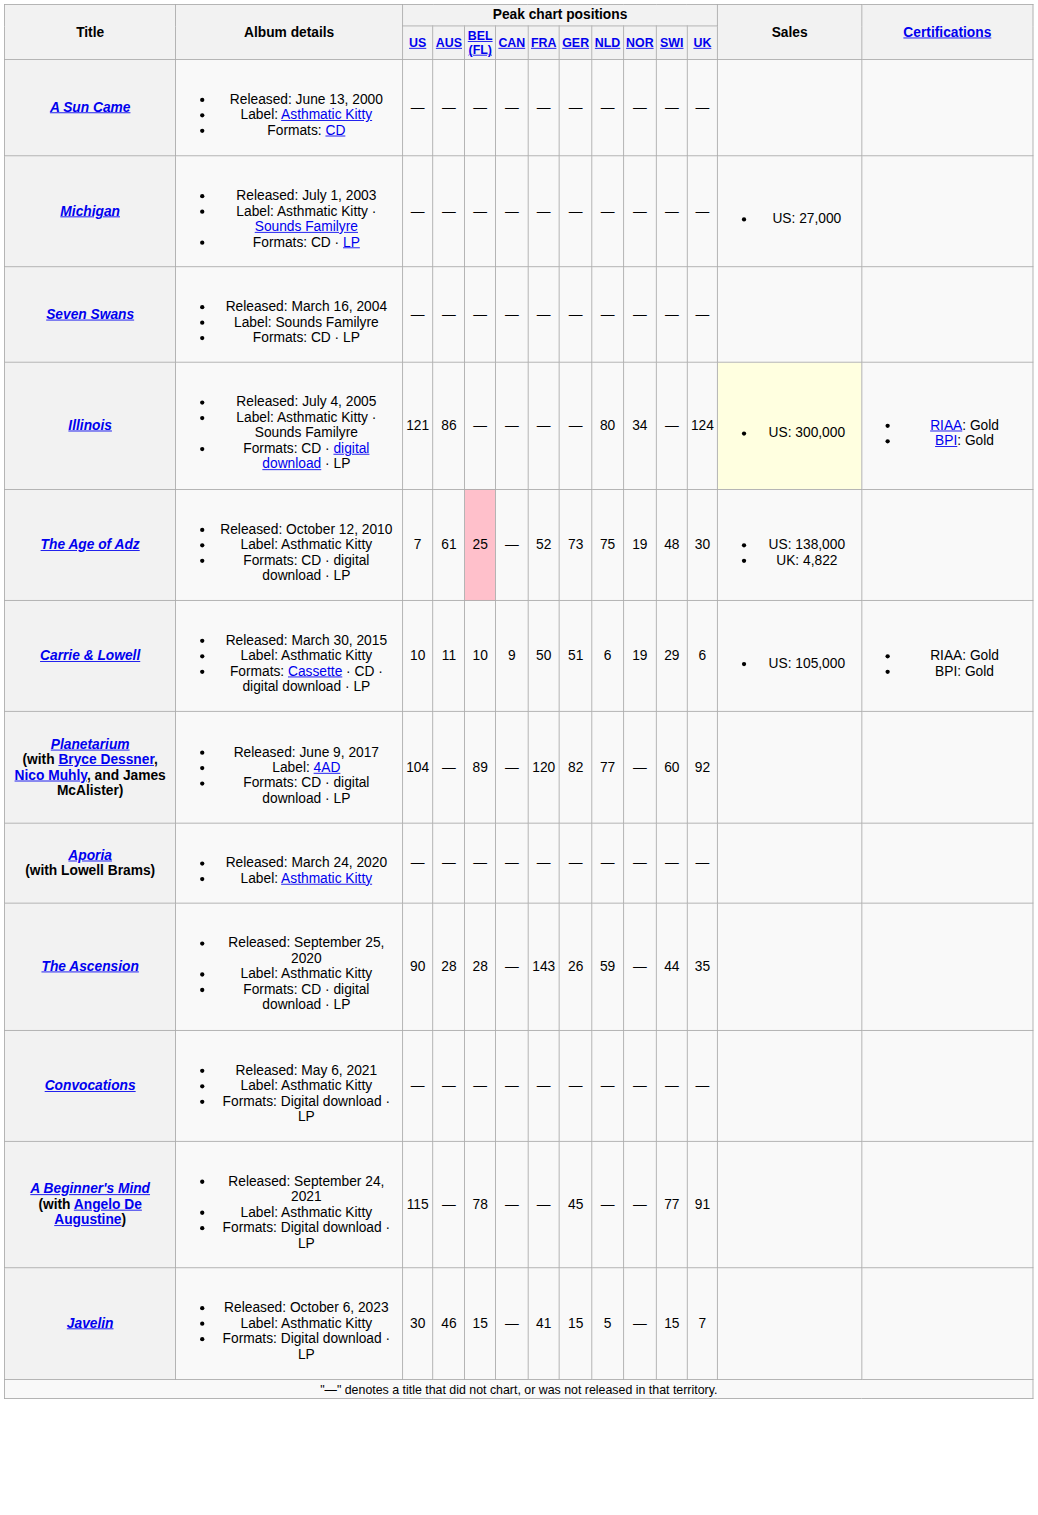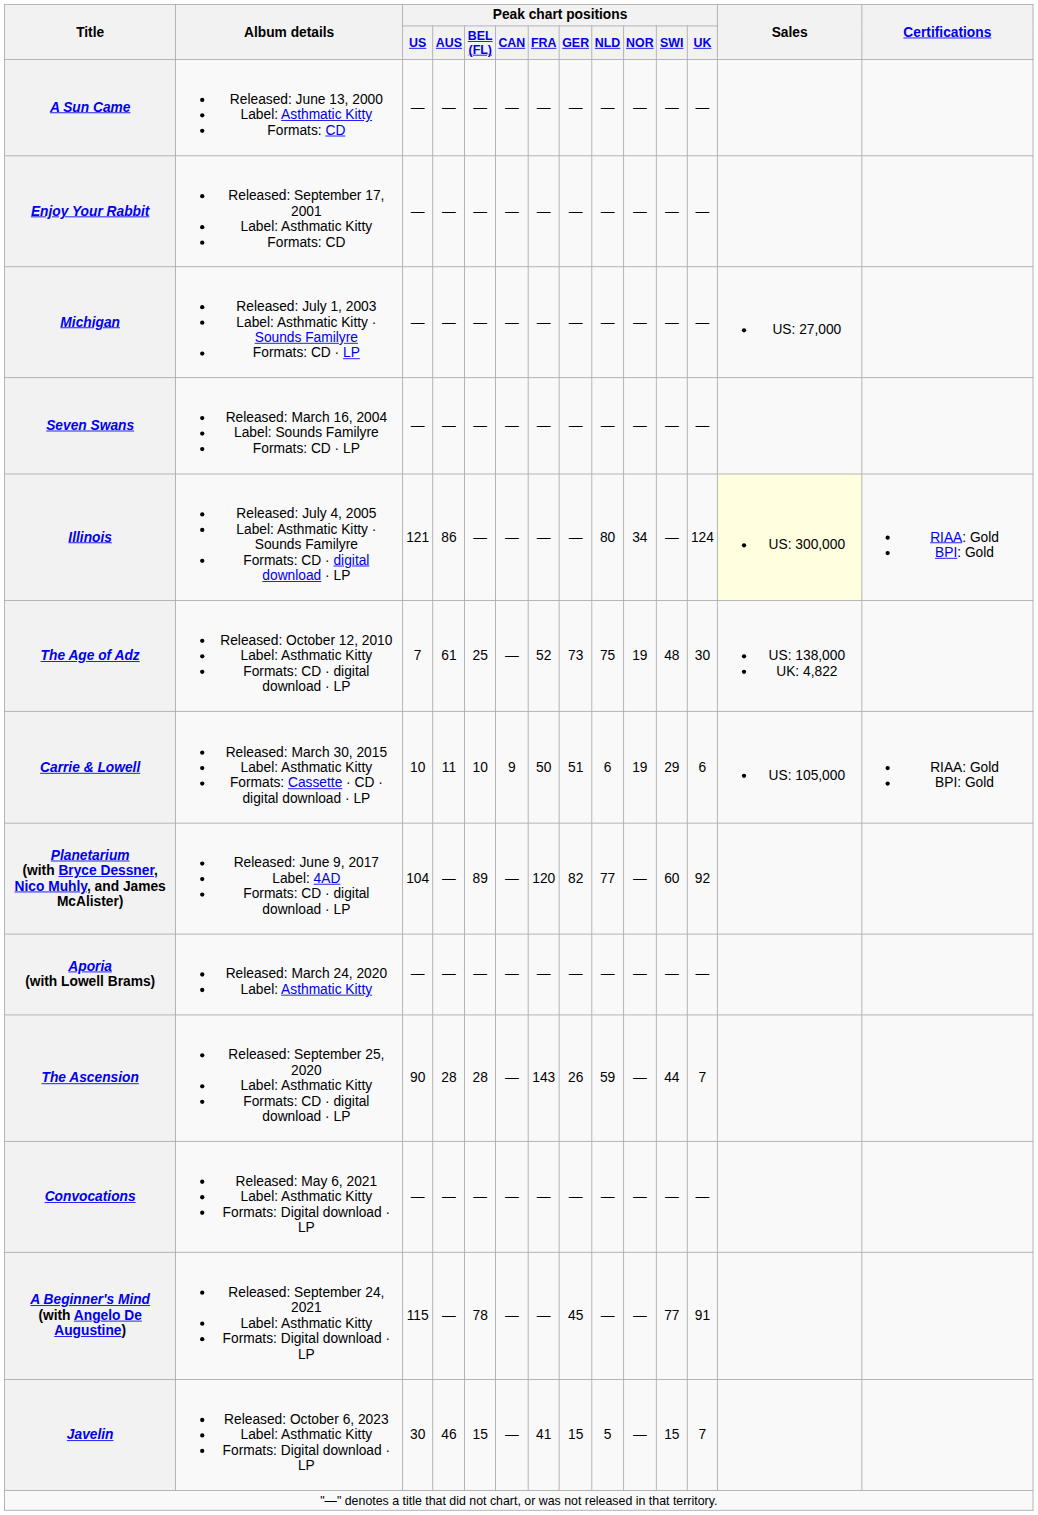+ row: (90, 211)
(480, 544) pink background -> (480, 656) no background
(702, 966) 35 -> (702, 1077) 7
